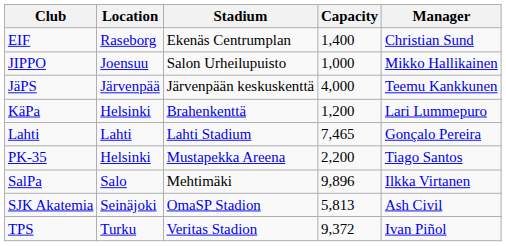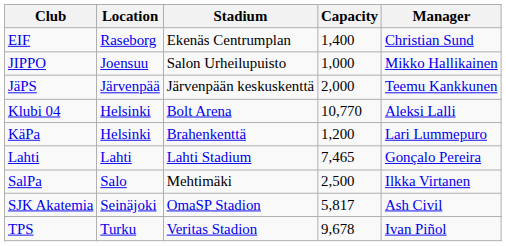(338, 87) 4,000 -> (338, 87) 2,000
+ row: (34, 110)
- row: (27, 157)
(338, 181) 9,896 -> (338, 181) 2,500
(338, 205) 5,813 -> (338, 205) 5,817
(338, 228) 9,372 -> (338, 228) 9,678
